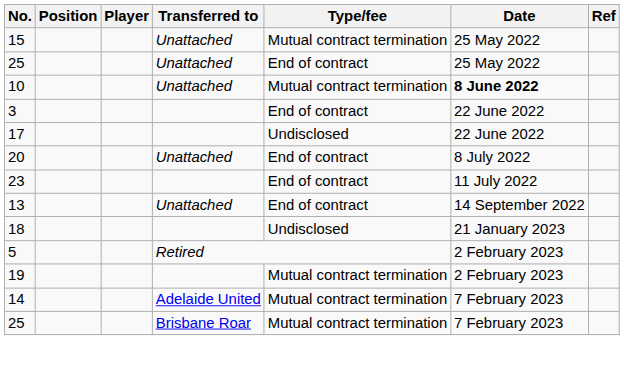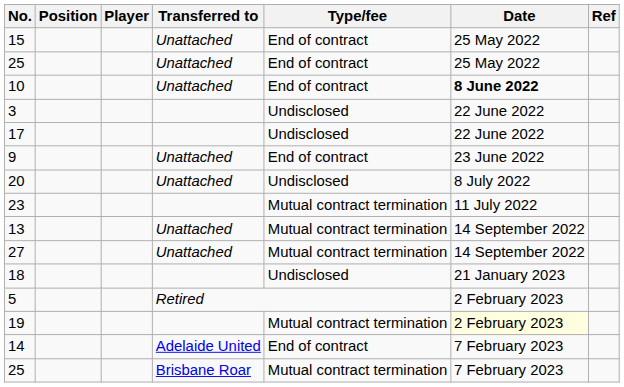(357, 39) Mutual contract termination -> (318, 39) End of contract
(357, 87) Mutual contract termination -> (318, 87) End of contract
(318, 110) End of contract -> (308, 110) Undisclosed
+ row: (12, 157)
(318, 157) End of contract -> (308, 181) Undisclosed
(318, 181) End of contract -> (357, 205) Mutual contract termination
(318, 205) End of contract -> (357, 228) Mutual contract termination
+ row: (16, 252)
(509, 275) no background -> (509, 323) lightyellow background
(357, 299) Mutual contract termination -> (318, 346) End of contract
